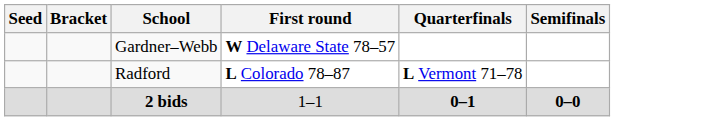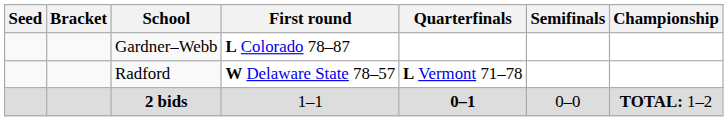+ column: (666, 18)
(310, 46) W Delaware State 78–57 -> (288, 46) L Colorado 78–87
(288, 74) L Colorado 78–87 -> (310, 74) W Delaware State 78–57
(568, 102) bold -> (568, 102) normal
